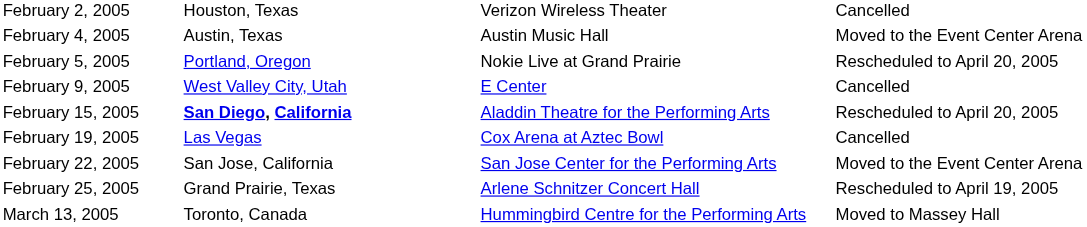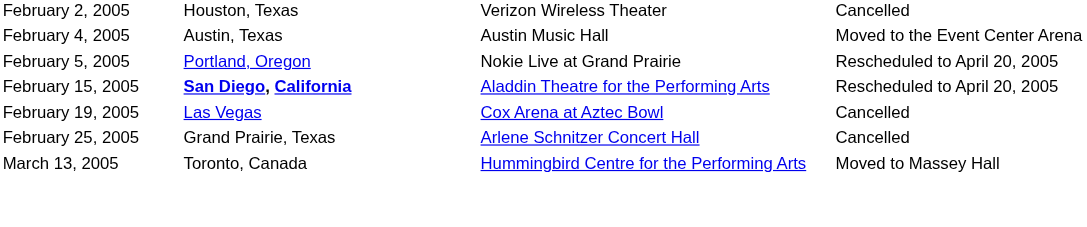- row: (66, 86)
- row: (71, 163)
(947, 189) Rescheduled to April 19, 2005 -> (873, 137) Cancelled
